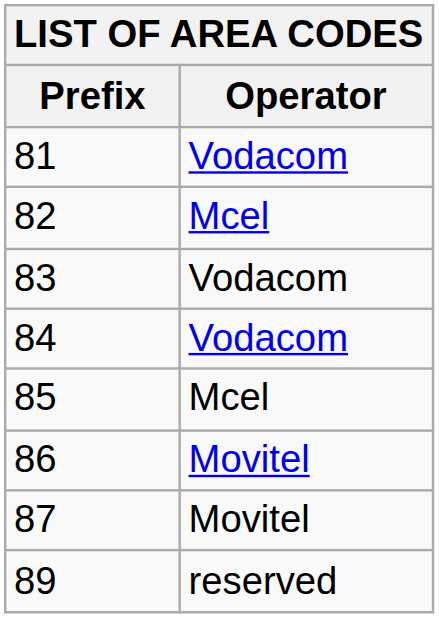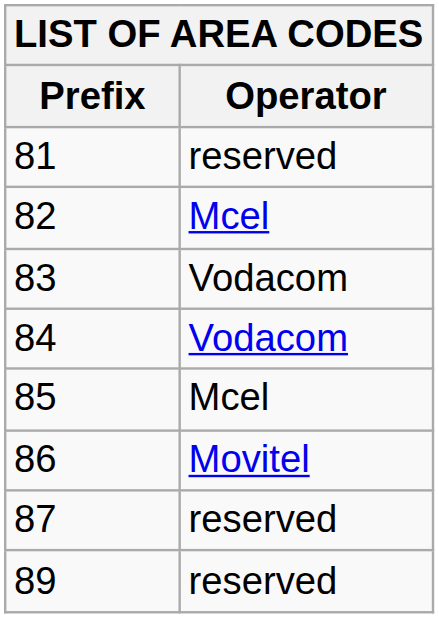(268, 156) Vodacom -> (263, 156) reserved
(249, 519) Movitel -> (263, 519) reserved
